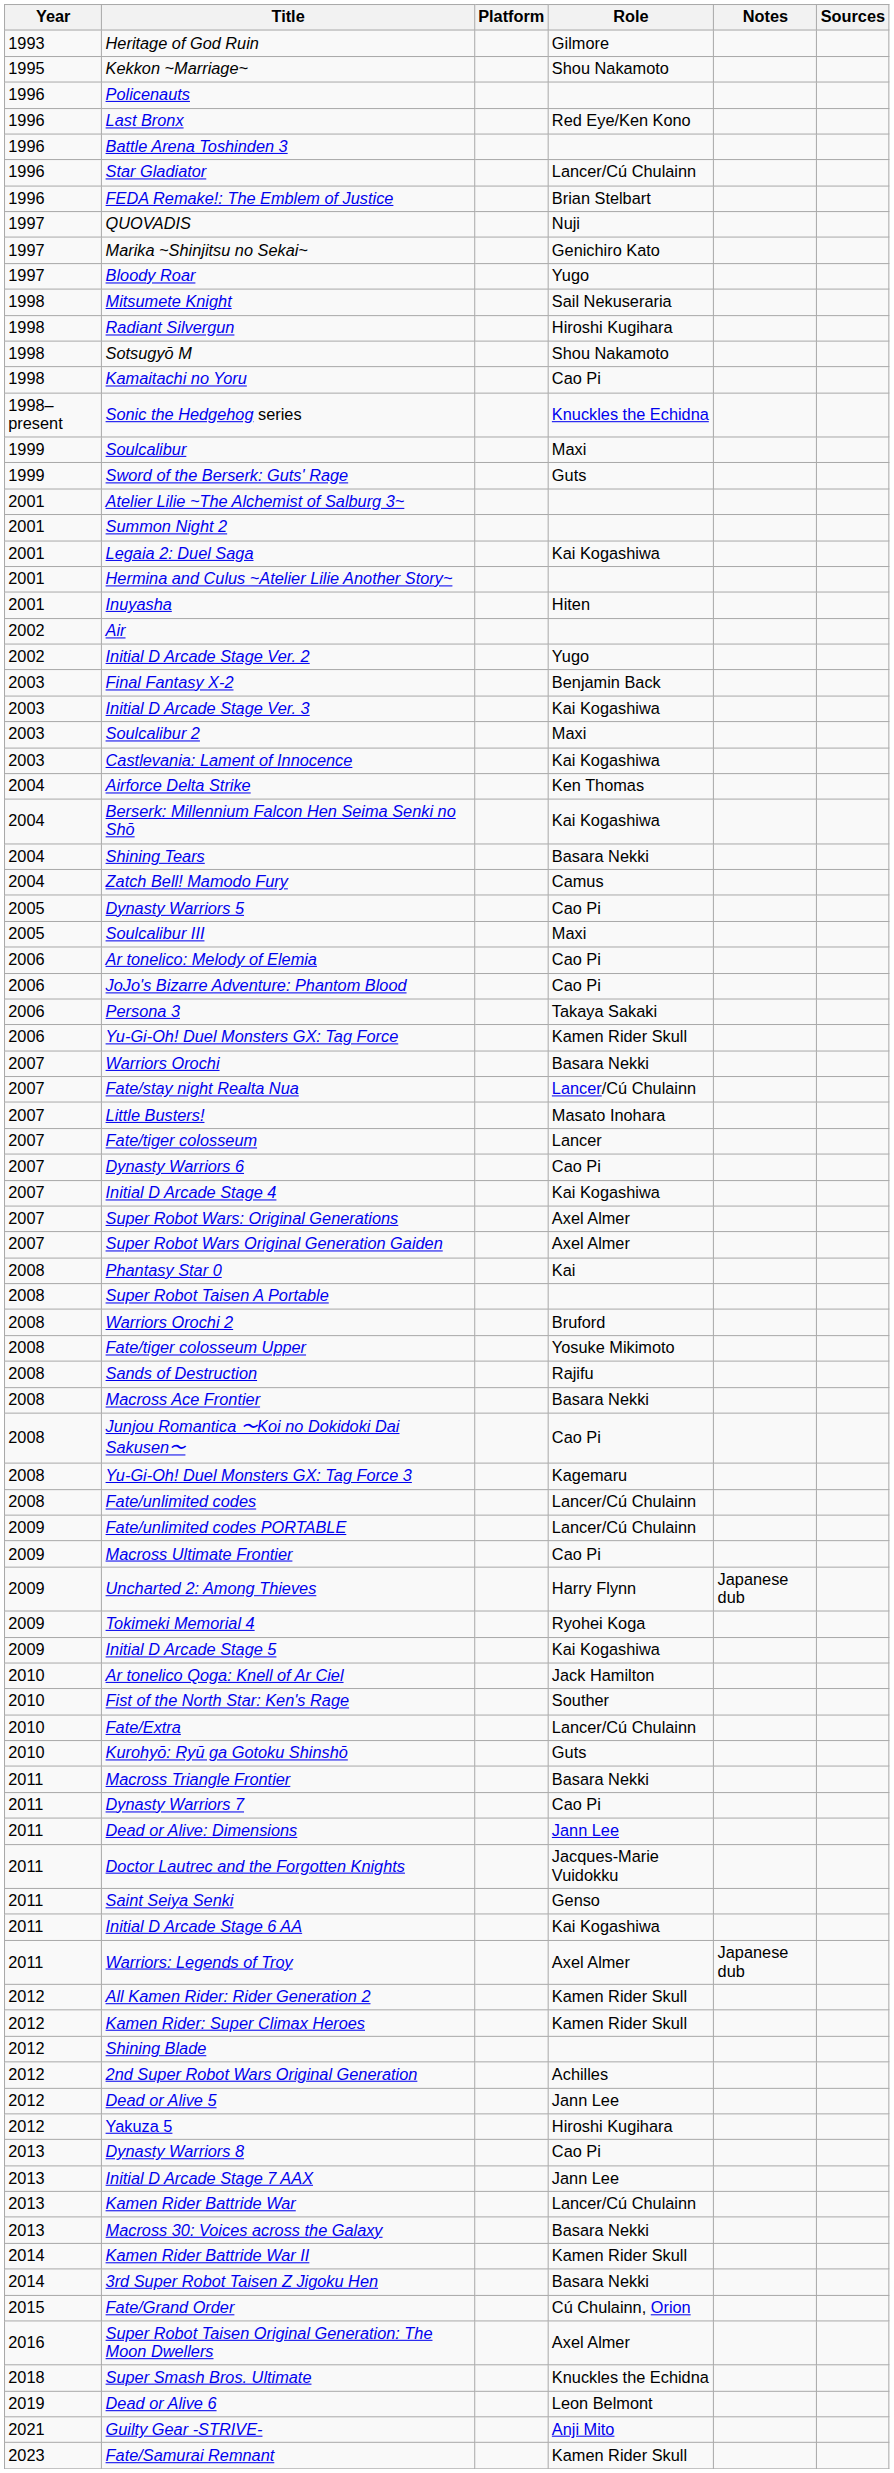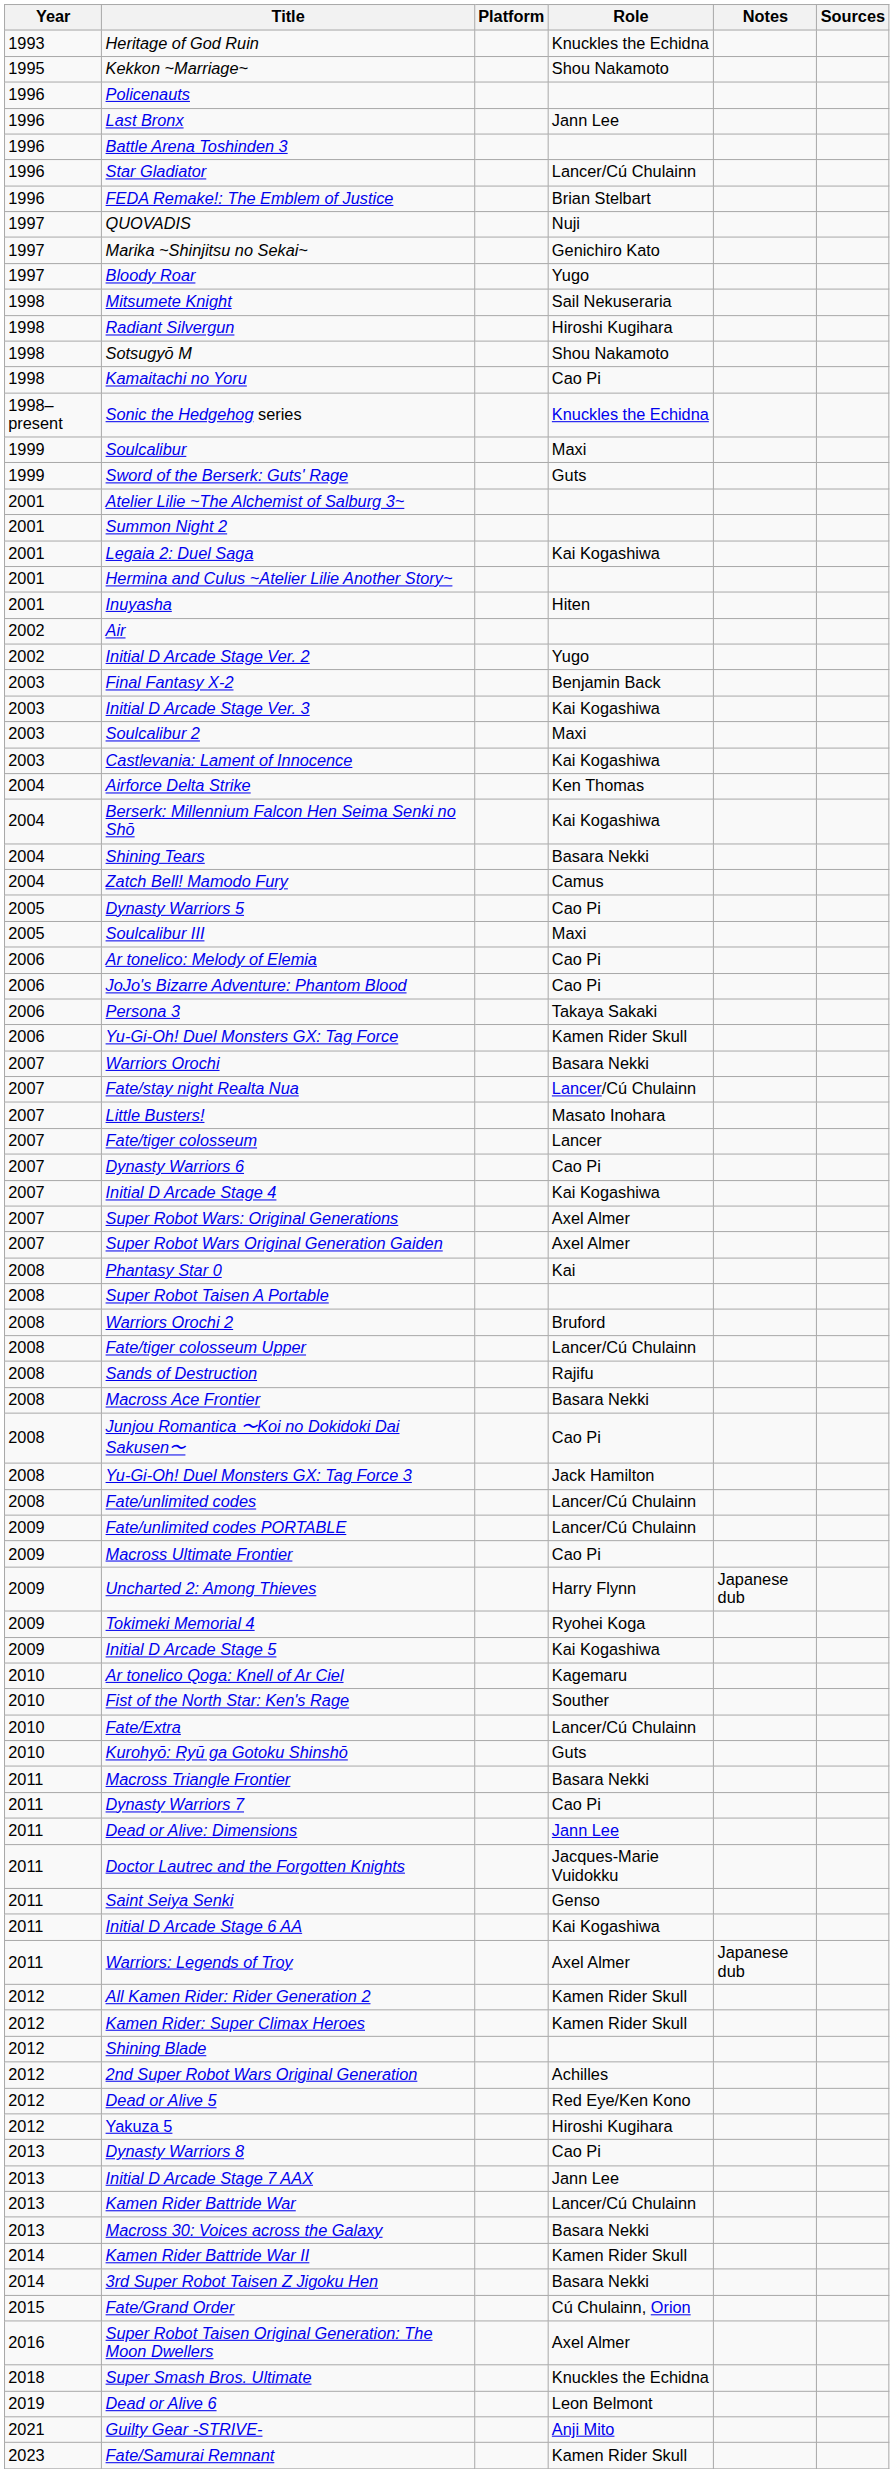(580, 43) Gilmore -> (630, 43) Knuckles the Echidna
(621, 120) Red Eye/Ken Kono -> (585, 120) Jann Lee
(613, 1348) Yosuke Mikimoto -> (624, 1348) Lancer/Cú Chulainn
(590, 1476) Kagemaru -> (603, 1476) Jack Hamilton
(603, 1675) Jack Hamilton -> (590, 1675) Kagemaru
(585, 2100) Jann Lee -> (621, 2100) Red Eye/Ken Kono
